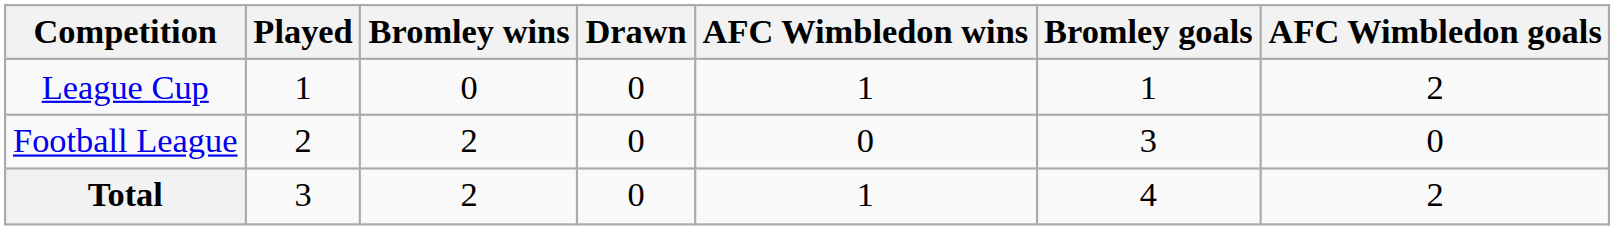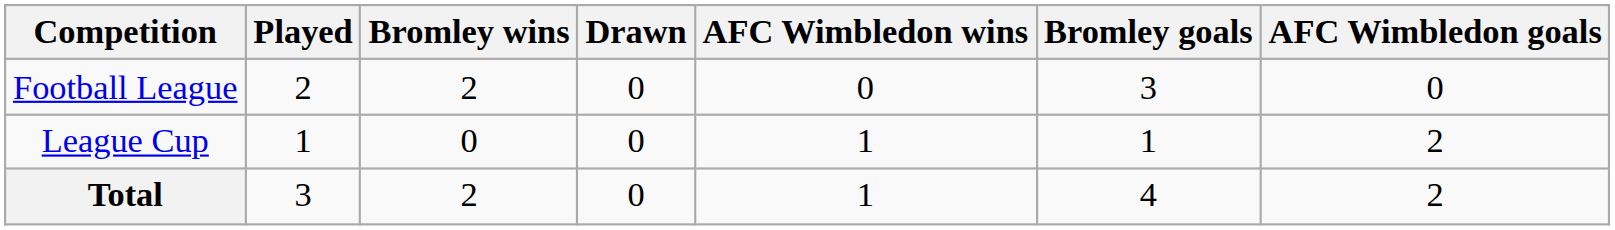rows swapped: (125, 140) <-> (125, 86)
